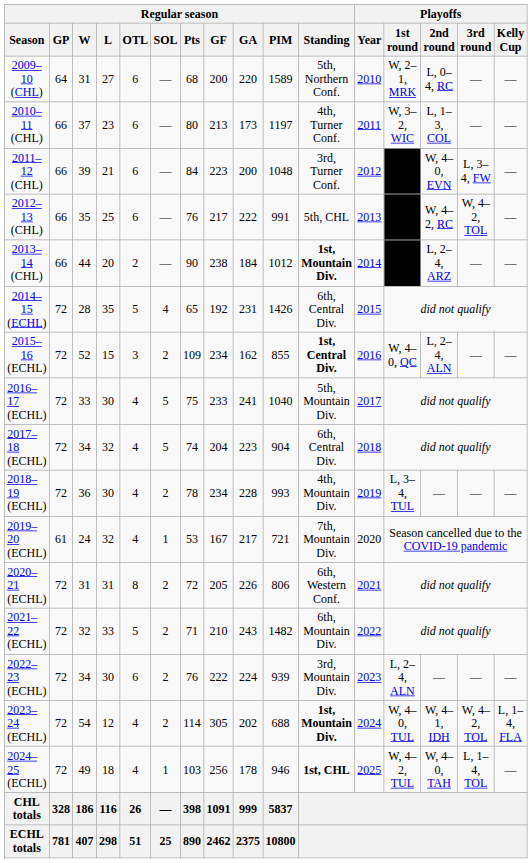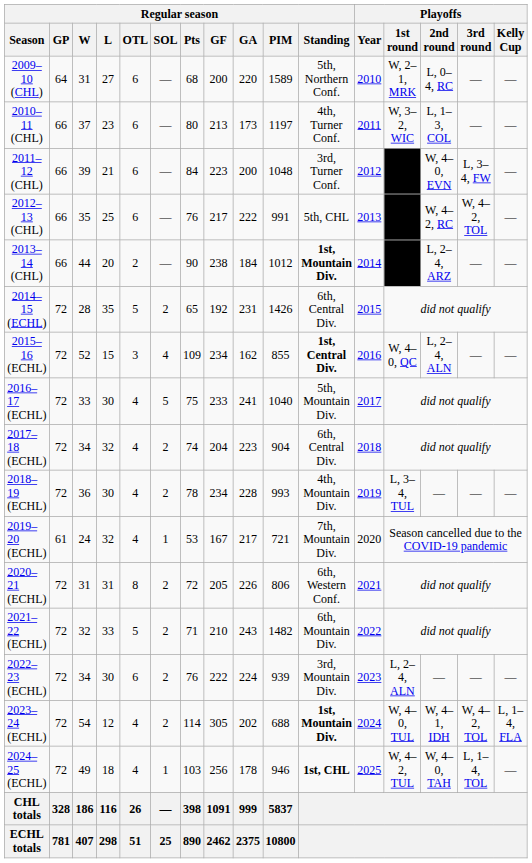(165, 309) 4 -> (165, 309) 2
(165, 355) 2 -> (165, 355) 4
(165, 447) 5 -> (165, 447) 2
